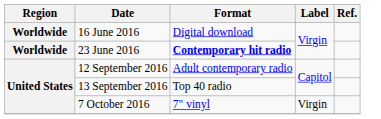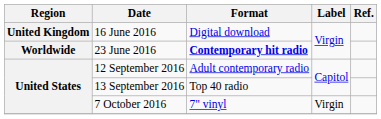(40, 31) Worldwide -> (48, 31) United Kingdom
